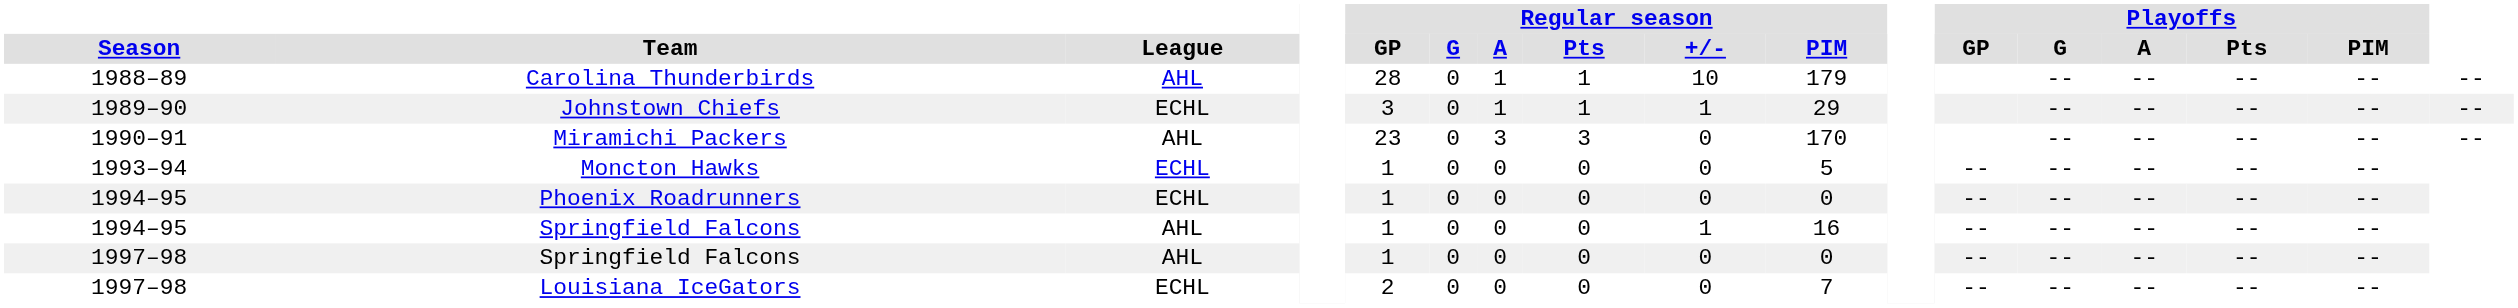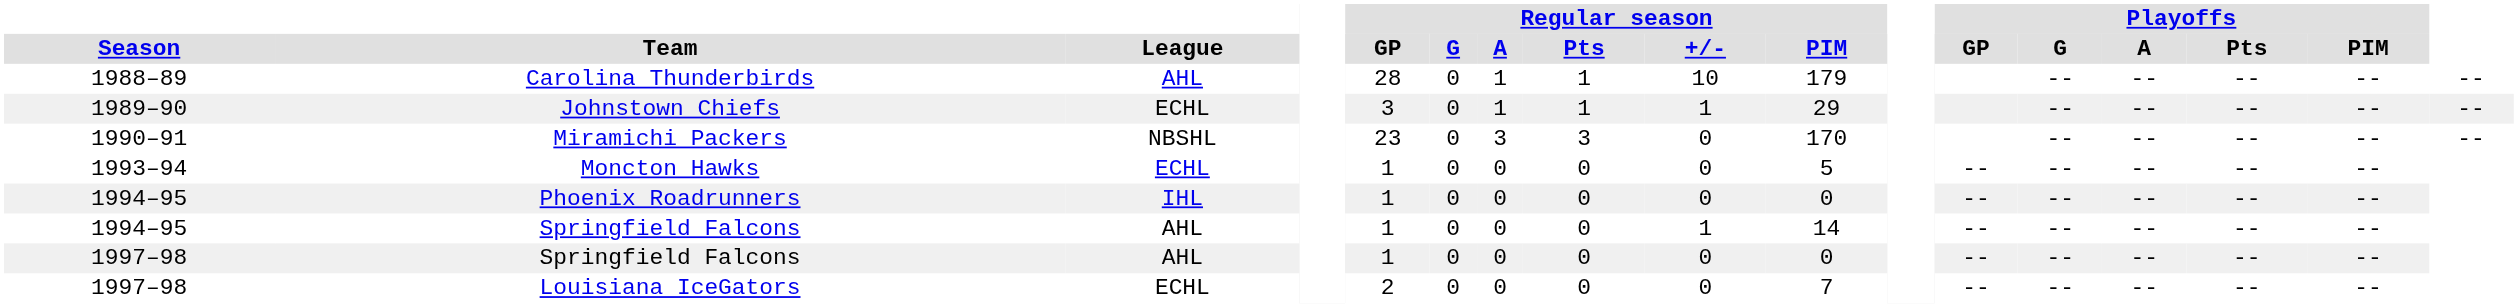(1182, 139) AHL -> (1182, 139) NBSHL
(1182, 198) ECHL -> (1182, 198) IHL
(1827, 228) 16 -> (1827, 228) 14
